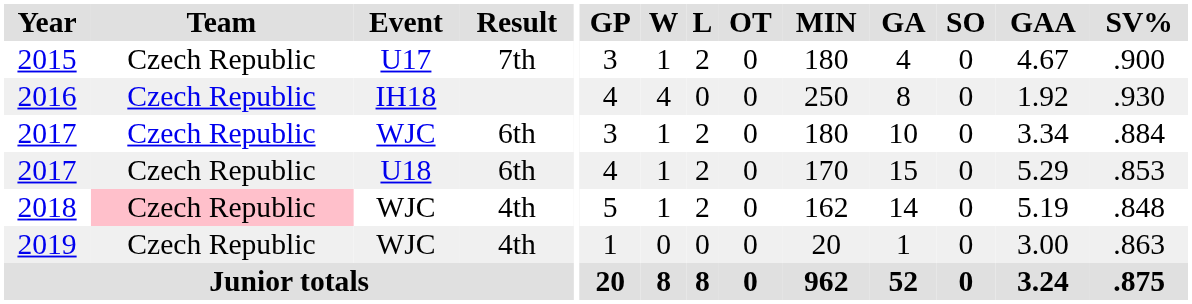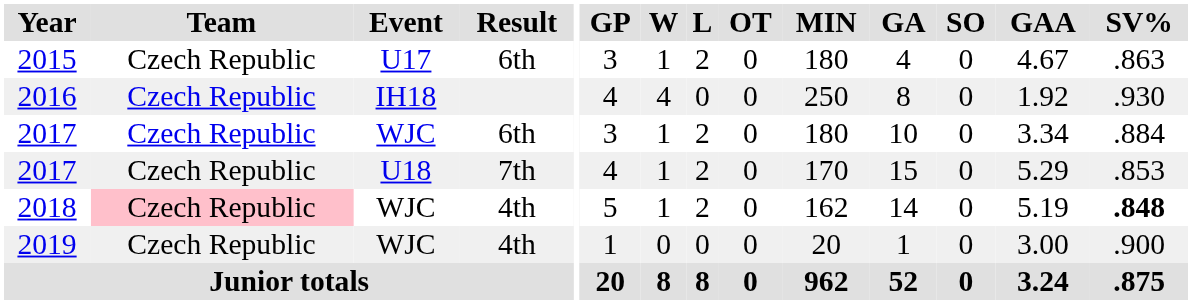(517, 59) 7th -> (517, 59) 6th
(1139, 59) .900 -> (1139, 59) .863
(517, 170) 6th -> (517, 170) 7th
(1139, 207) normal -> (1139, 207) bold
(1139, 244) .863 -> (1139, 244) .900
